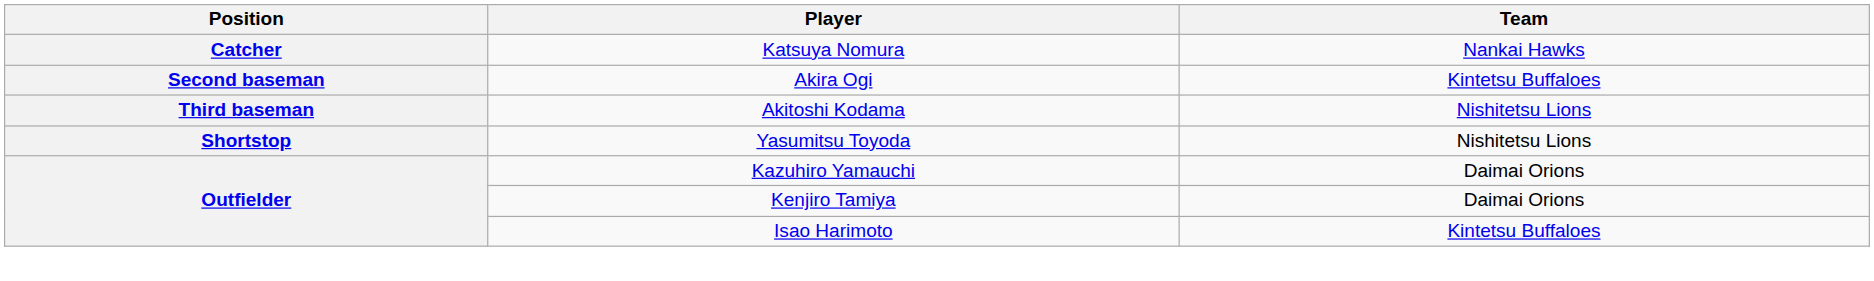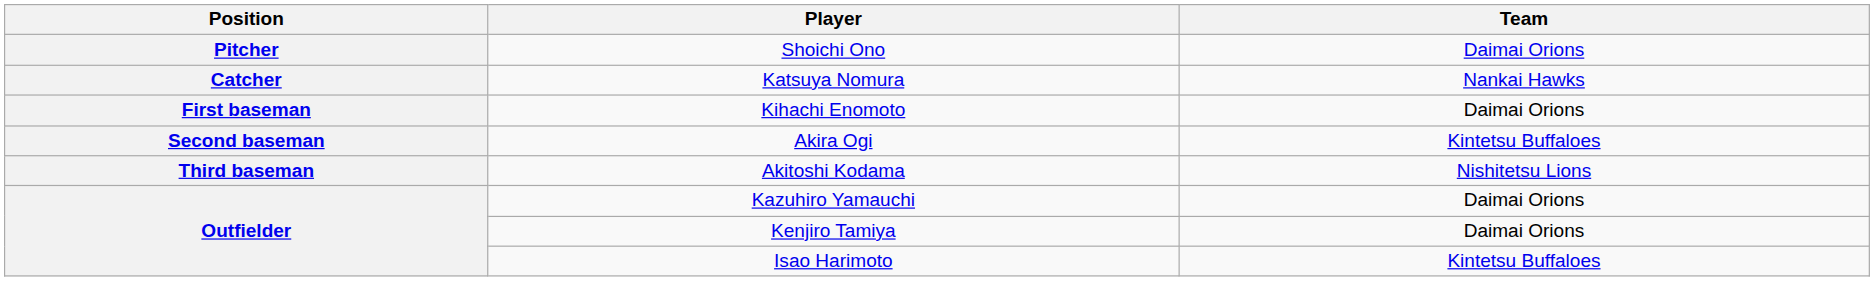+ row: (833, 49)
+ row: (833, 110)
- row: (833, 140)
